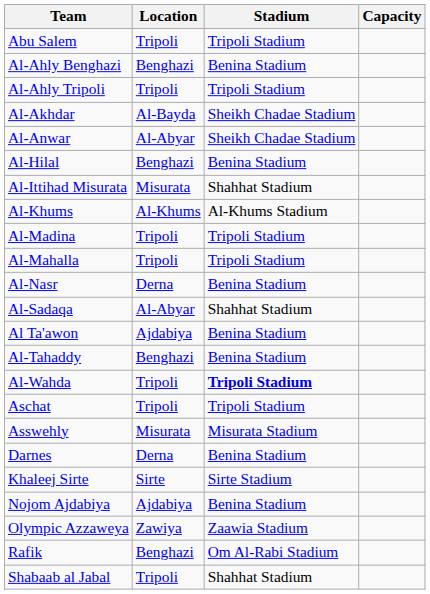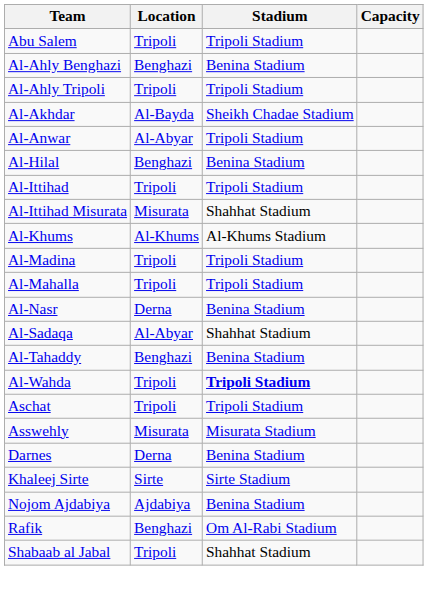(282, 138) Sheikh Chadae Stadium -> (255, 138) Tripoli Stadium
+ row: (38, 187)
- row: (43, 333)
- row: (68, 528)
